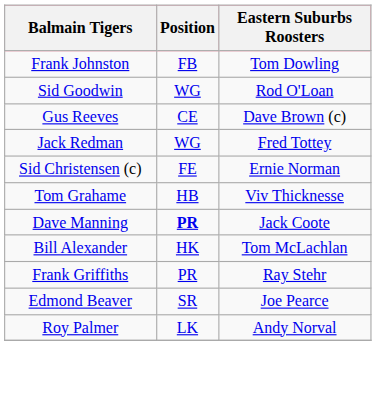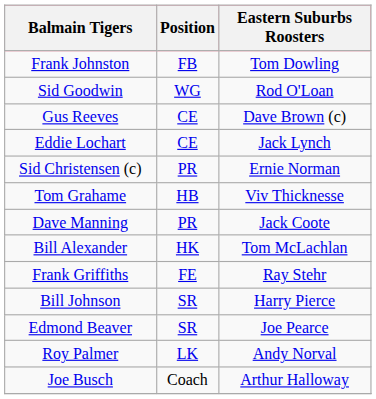+ row: (80, 142)
- row: (80, 142)
(187, 169) FE -> (187, 169) PR
(187, 222) bold -> (187, 222) normal
(187, 274) PR -> (187, 274) FE
+ row: (80, 301)
+ row: (80, 380)
